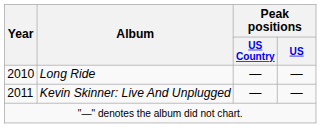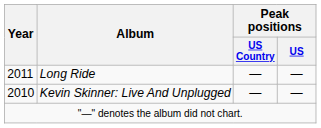(21, 74) 2010 -> (20, 74) 2011
(20, 93) 2011 -> (21, 93) 2010
